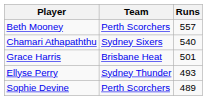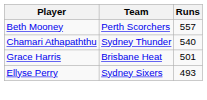(132, 42) Sydney Sixers -> (136, 42) Sydney Thunder
(136, 73) Sydney Thunder -> (132, 73) Sydney Sixers
- row: (38, 88)
